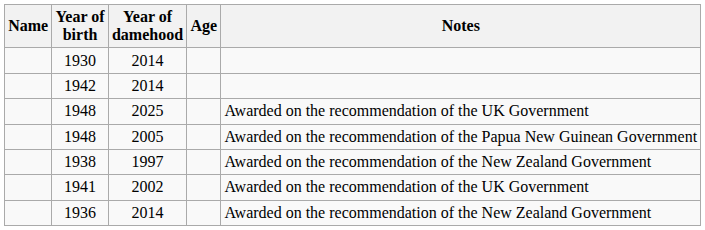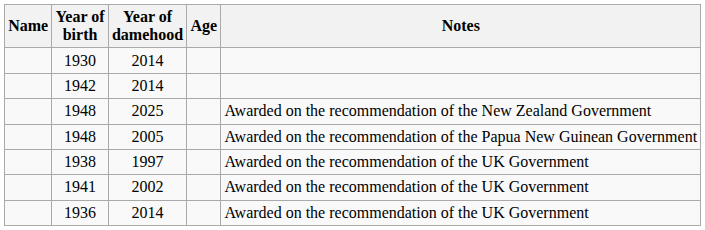(407, 111) Awarded on the recommendation of the UK Government -> (438, 111) Awarded on the recommendation of the New Zealand Government
(438, 162) Awarded on the recommendation of the New Zealand Government -> (407, 162) Awarded on the recommendation of the UK Government
(438, 212) Awarded on the recommendation of the New Zealand Government -> (407, 212) Awarded on the recommendation of the UK Government
